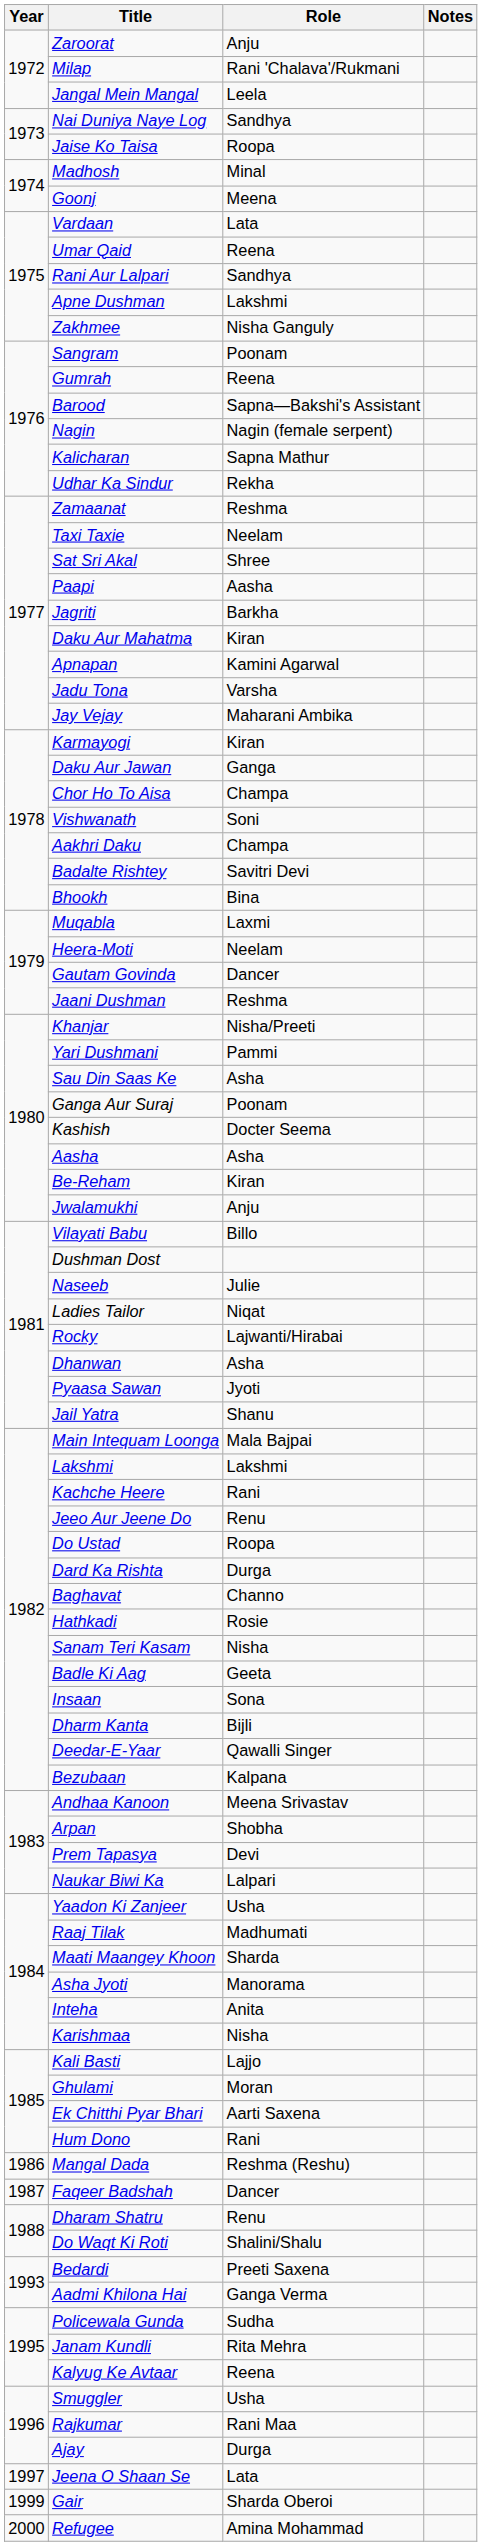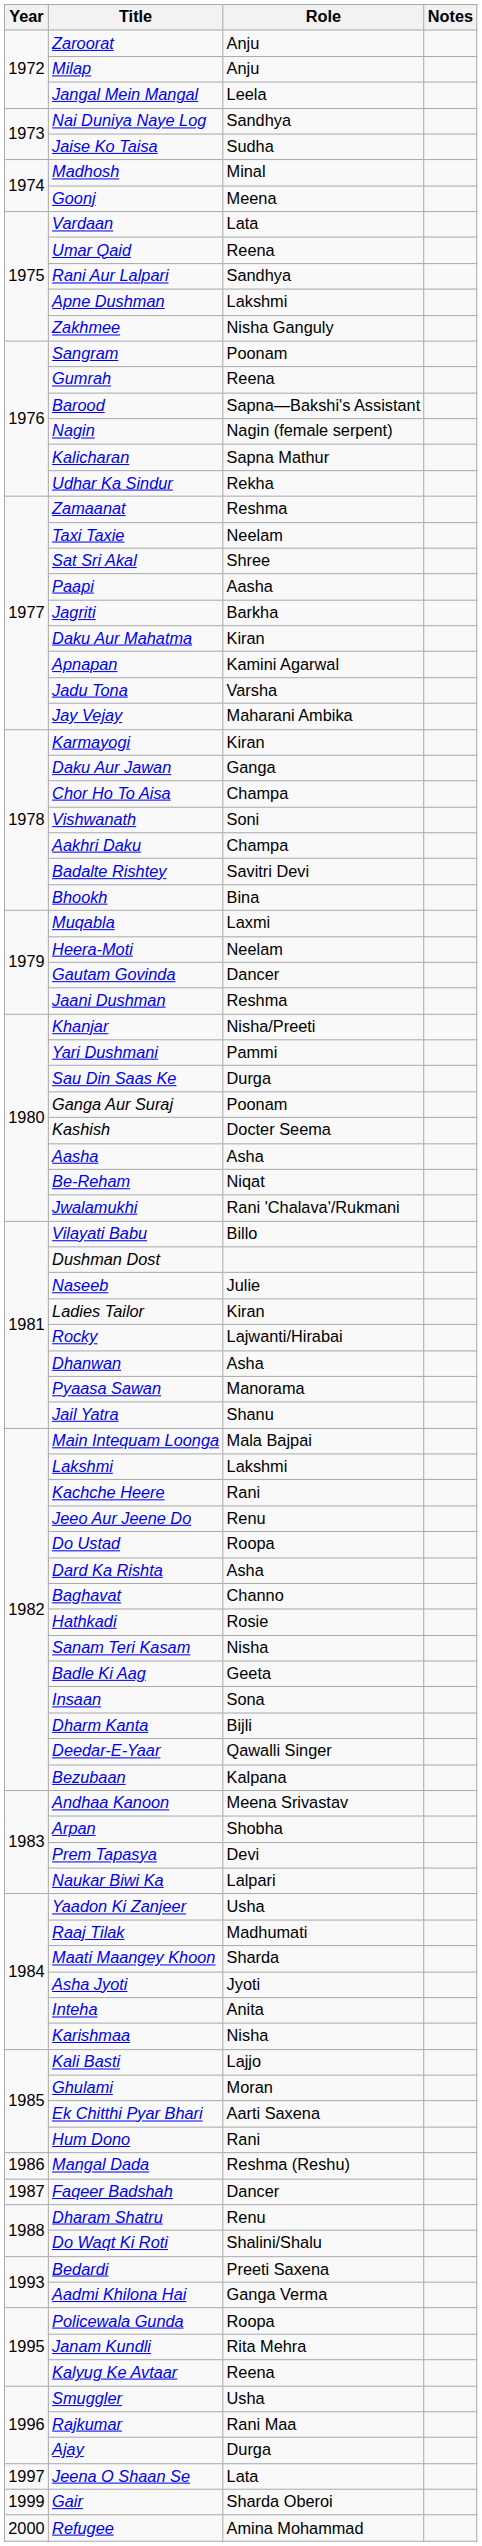(313, 69) Rani 'Chalava'/Rukmani -> (243, 69) Anju
(251, 146) Roopa -> (250, 146) Sudha
(245, 1078) Asha -> (249, 1078) Durga
(246, 1182) Kiran -> (246, 1182) Niqat
(243, 1208) Anju -> (313, 1208) Rani 'Chalava'/Rukmani
(246, 1311) Niqat -> (246, 1311) Kiran
(243, 1389) Jyoti -> (266, 1389) Manorama
(249, 1570) Durga -> (245, 1570) Asha
(266, 1984) Manorama -> (243, 1984) Jyoti
(250, 2320) Sudha -> (251, 2320) Roopa
